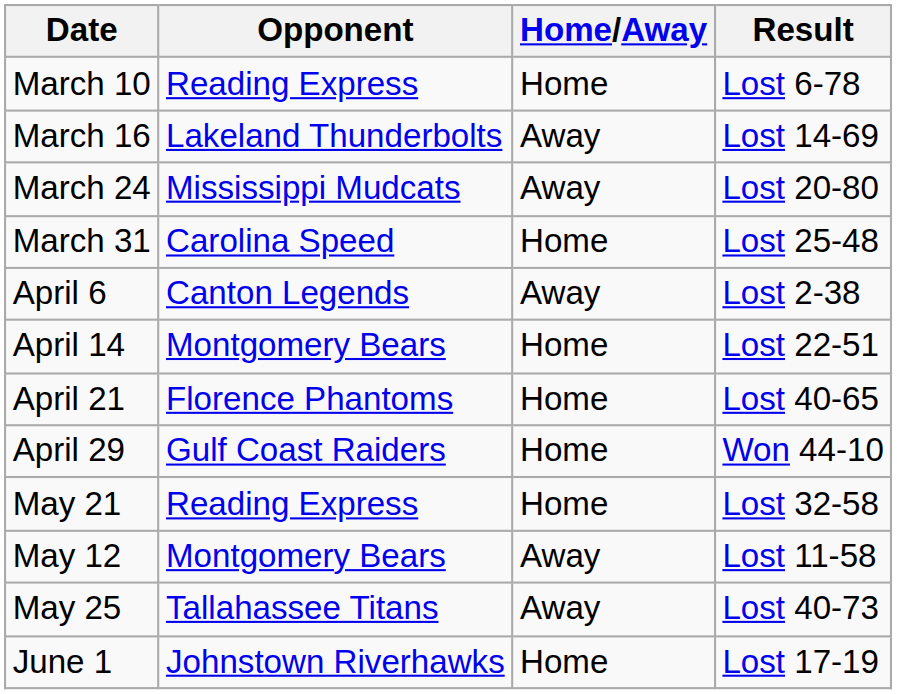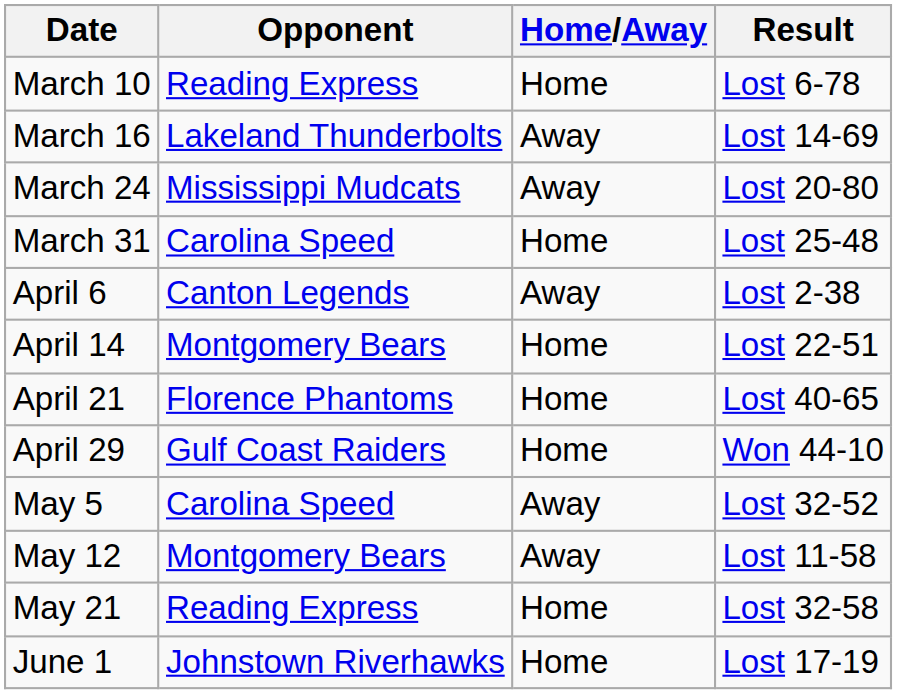+ row: (58, 503)
rows swapped: (67, 556) <-> (67, 503)
- row: (67, 608)
